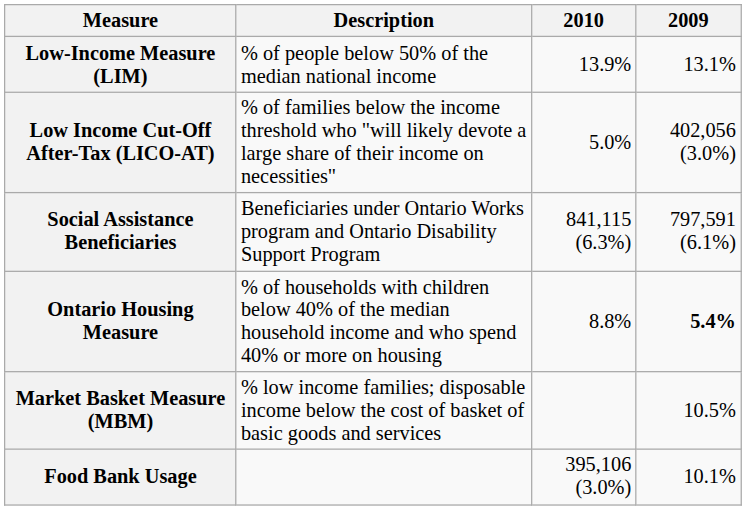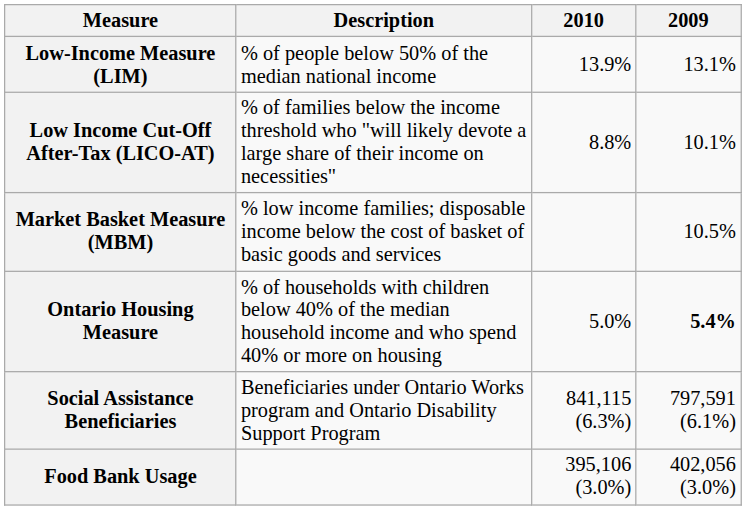(610, 142) 5.0% -> (610, 142) 8.8%
(703, 142) 402,056 (3.0%) -> (710, 142) 10.1%
rows swapped: (120, 410) <-> (120, 231)
(610, 320) 8.8% -> (610, 320) 5.0%
(710, 476) 10.1% -> (703, 476) 402,056 (3.0%)
